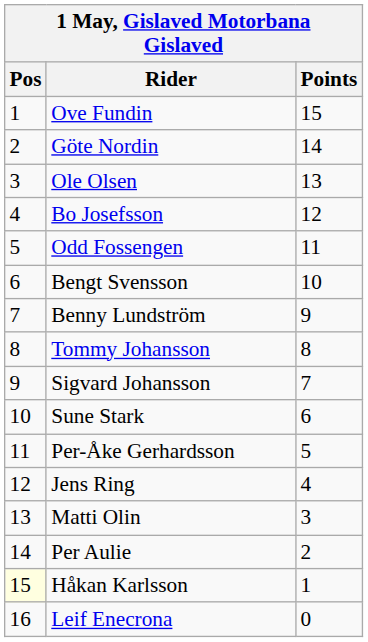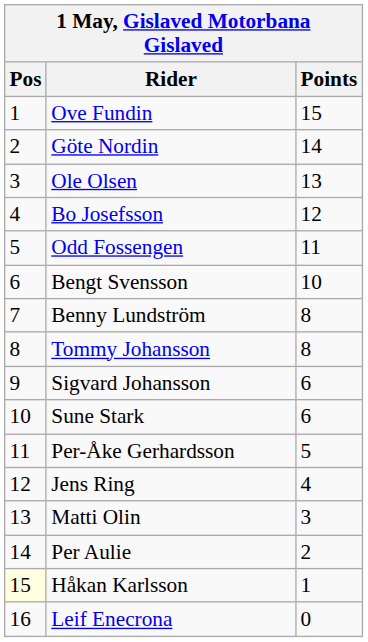(306, 315) 9 -> (306, 315) 8
(306, 382) 7 -> (306, 382) 6
